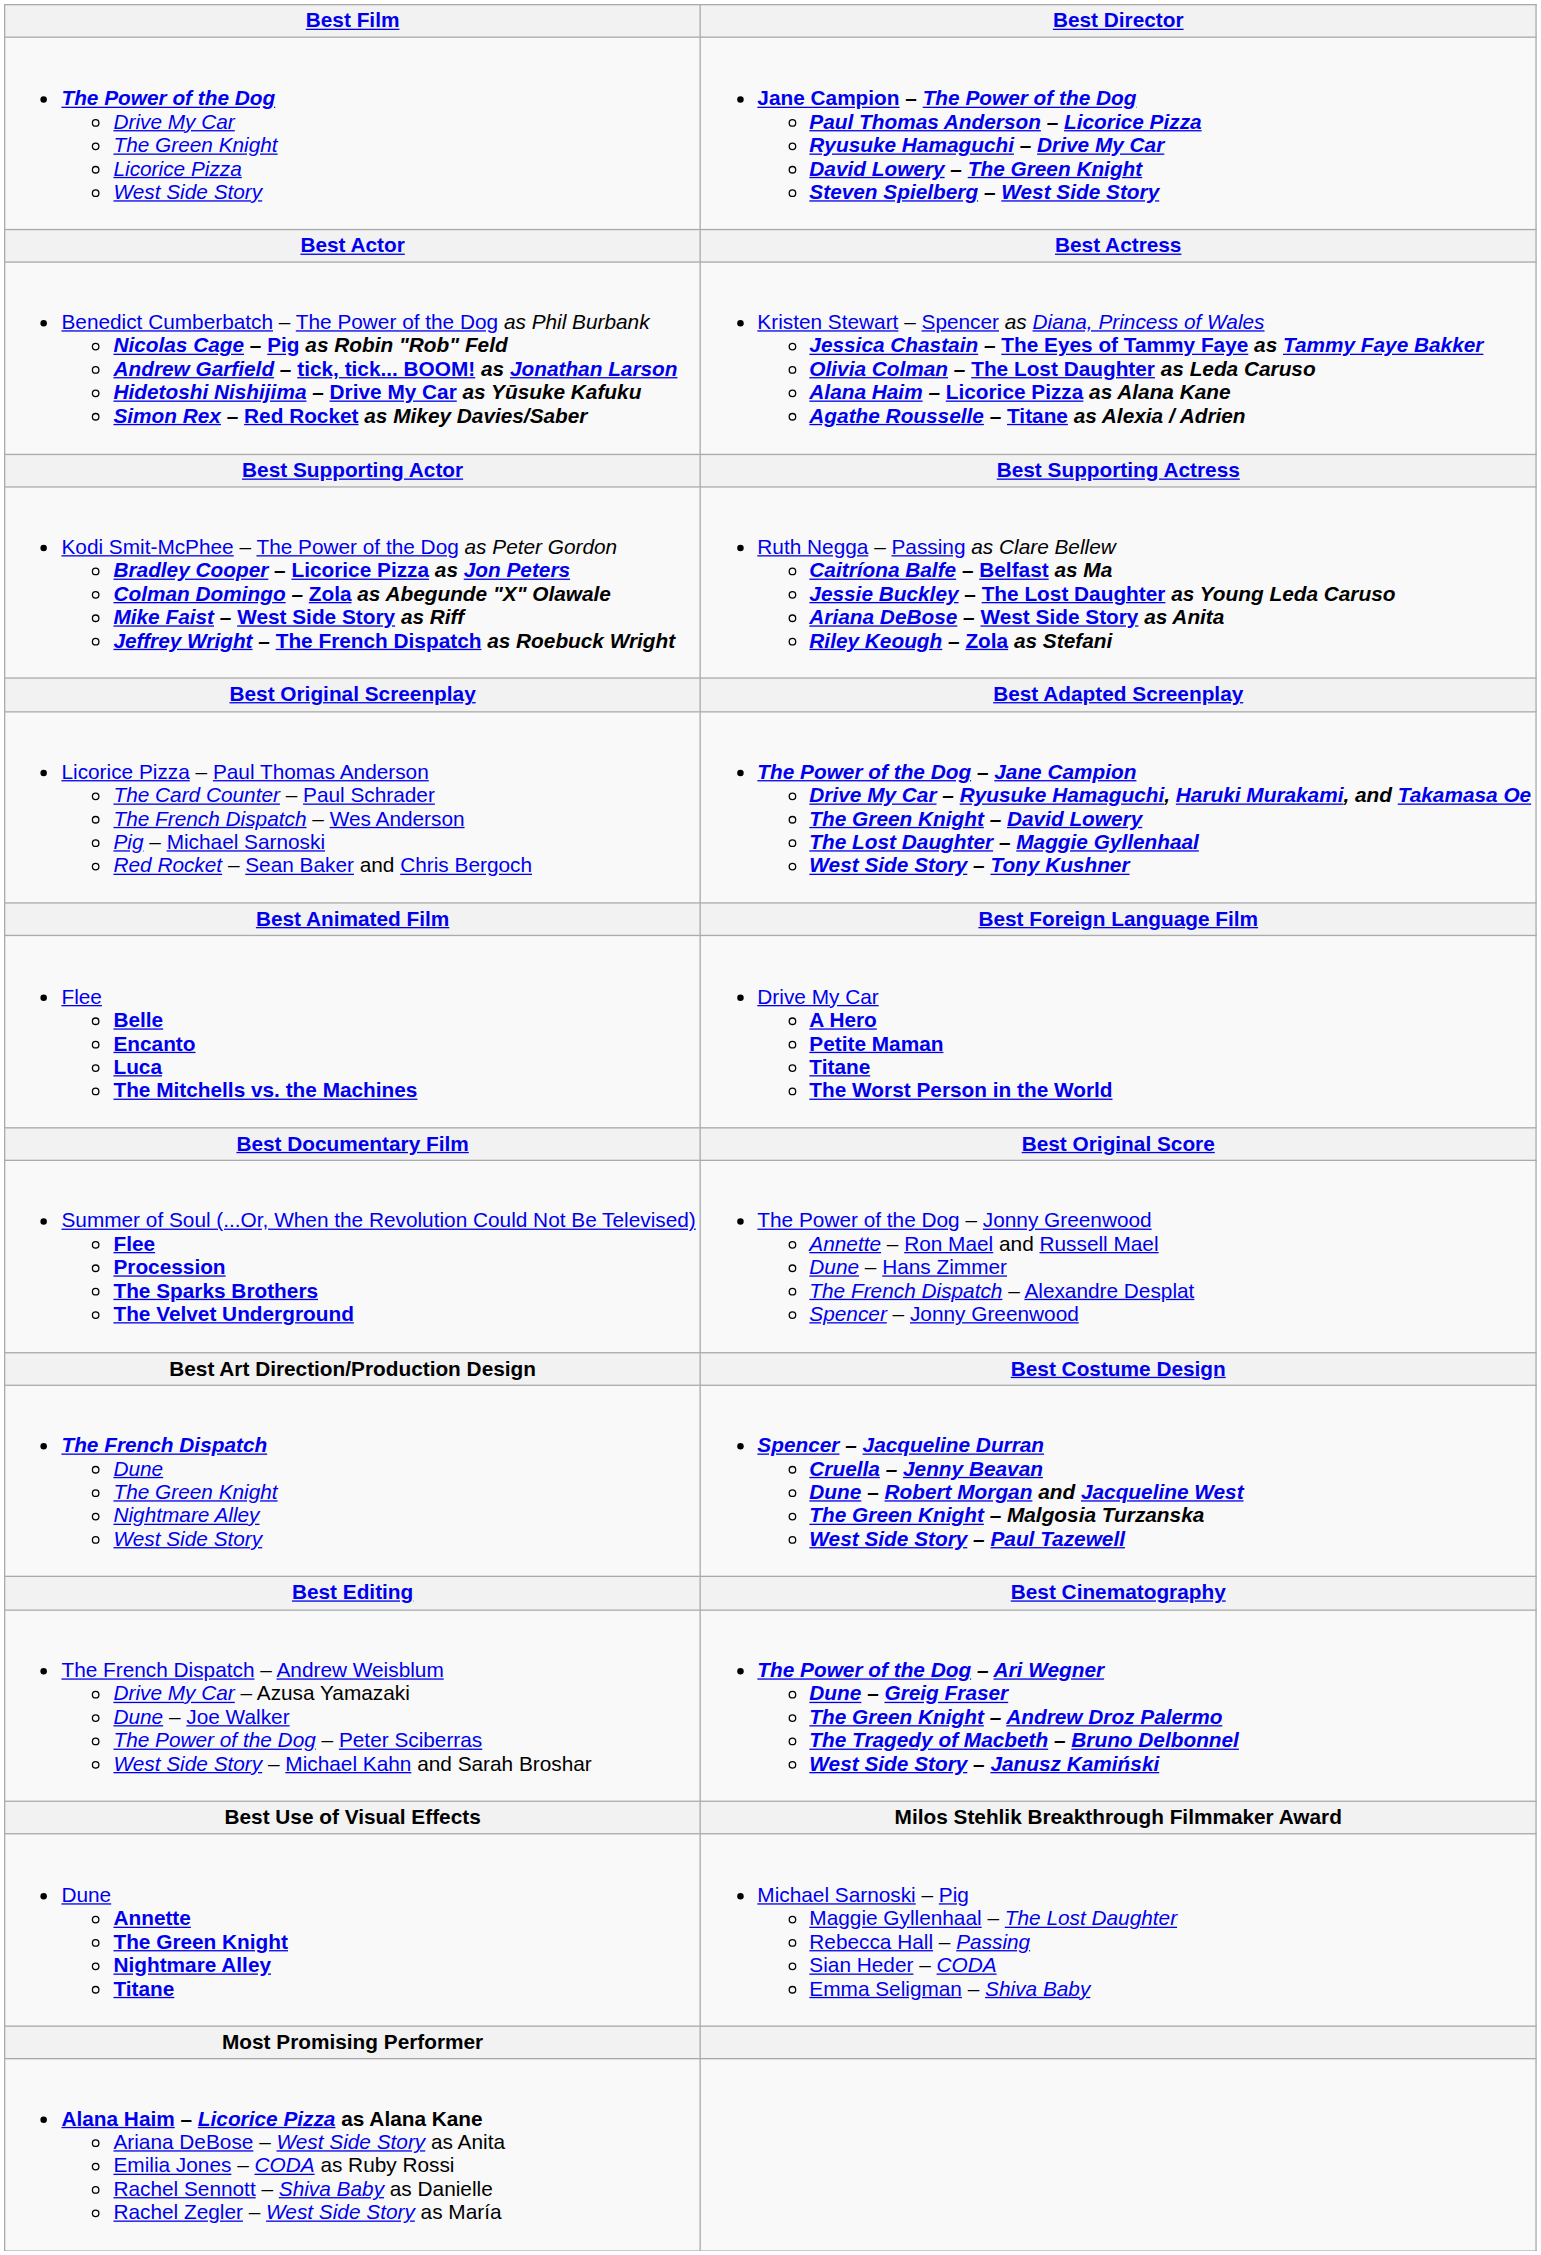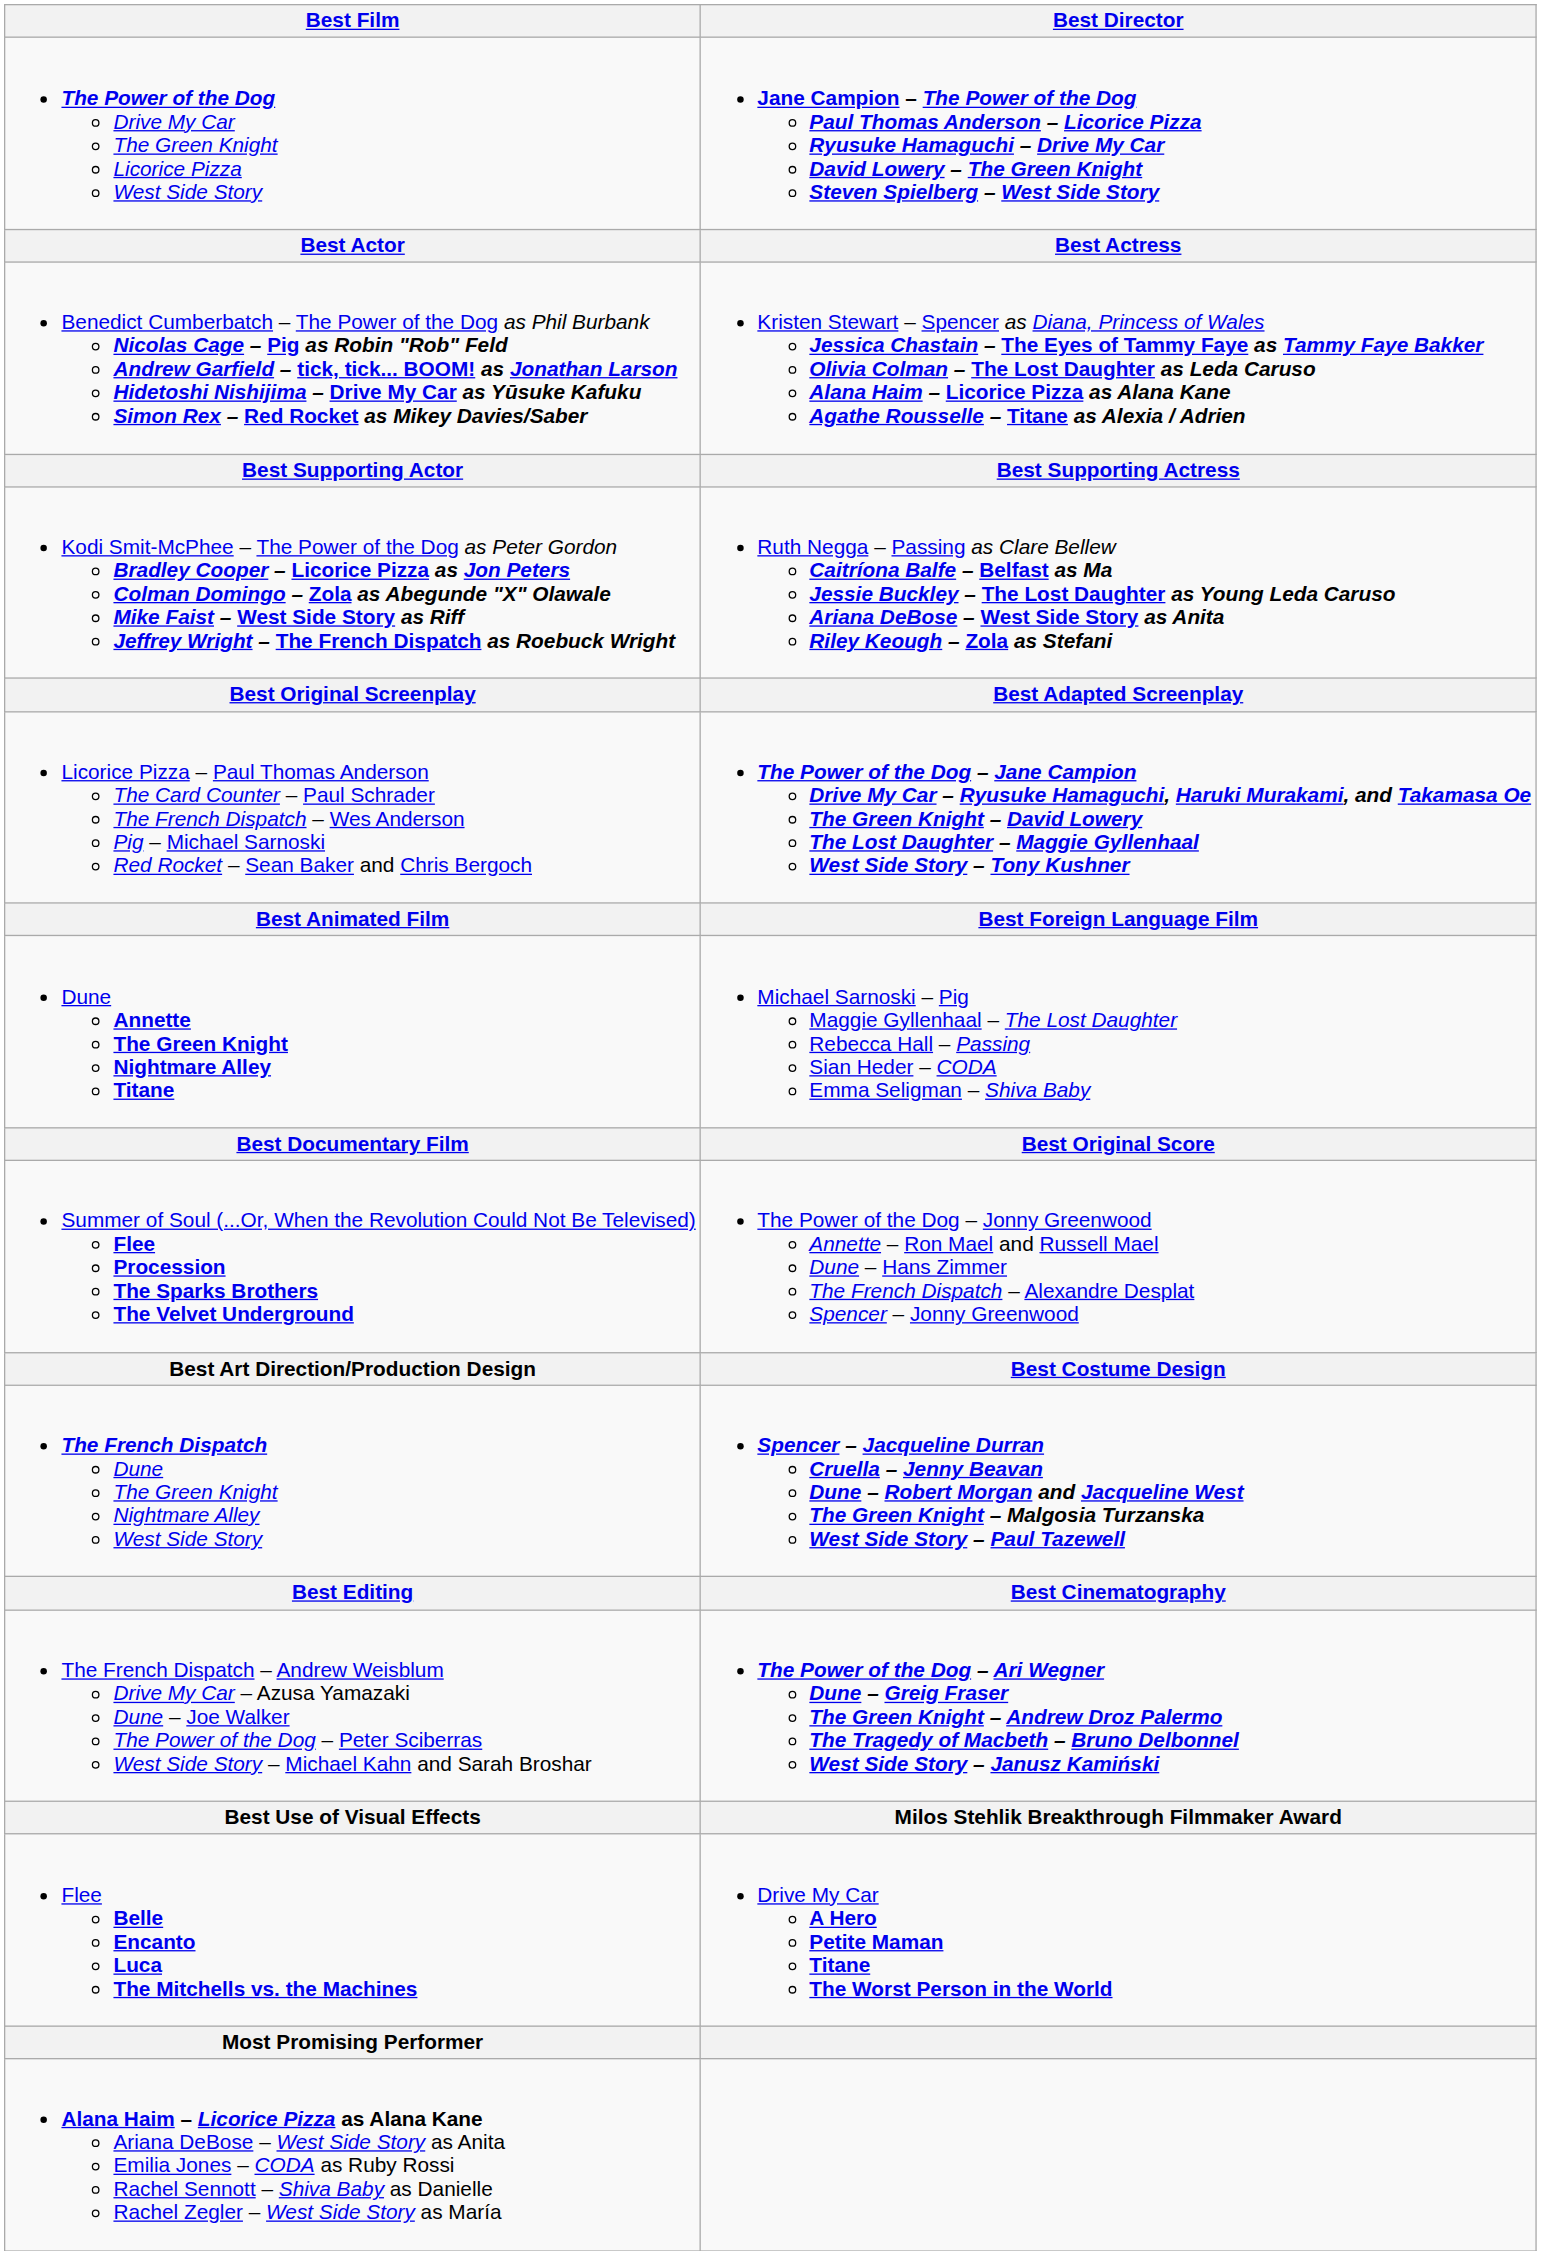rows swapped: (353, 1043) <-> (353, 1942)
